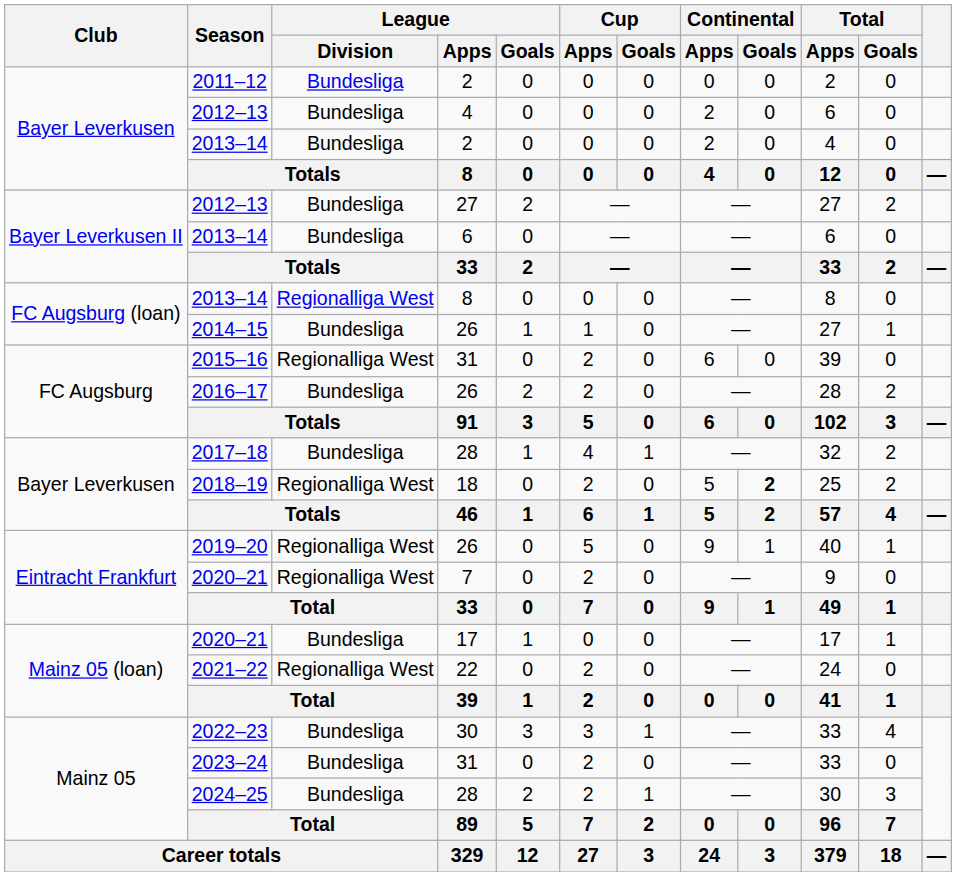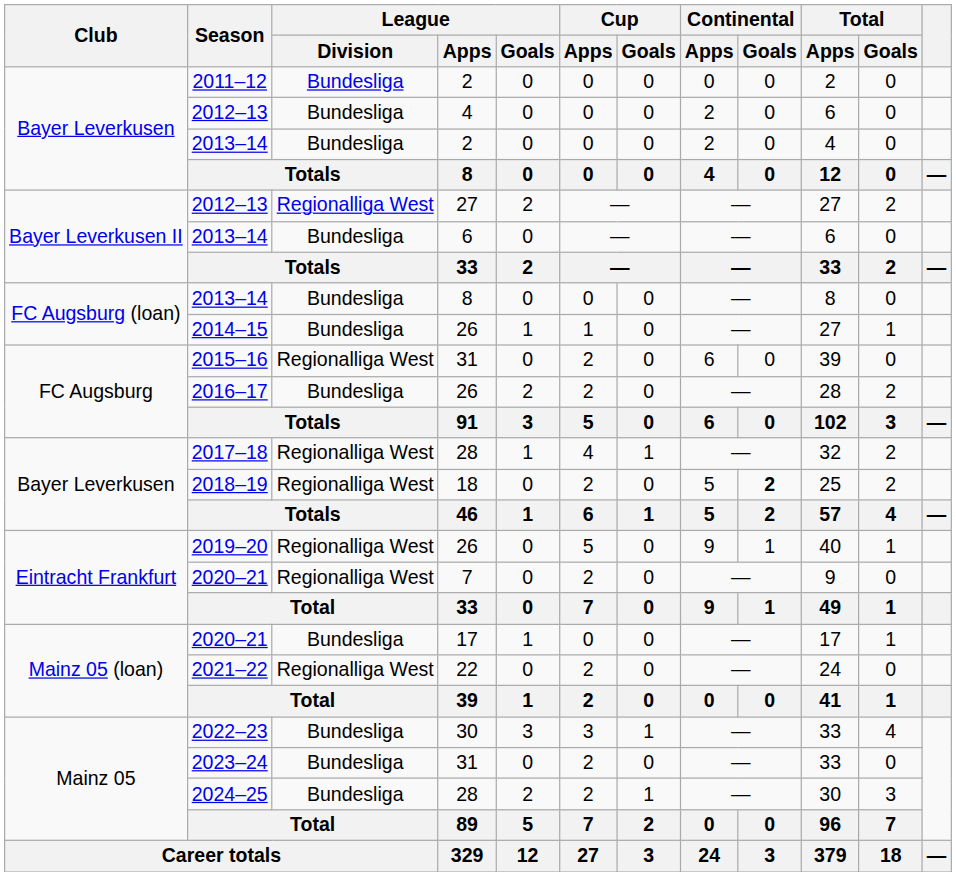(355, 205) Bundesliga -> (355, 205) Regionalliga West
(355, 298) Regionalliga West -> (355, 298) Bundesliga
(355, 453) Bundesliga -> (355, 453) Regionalliga West
